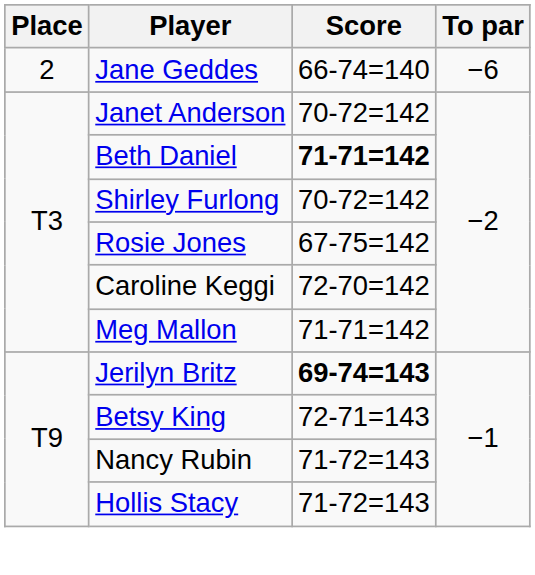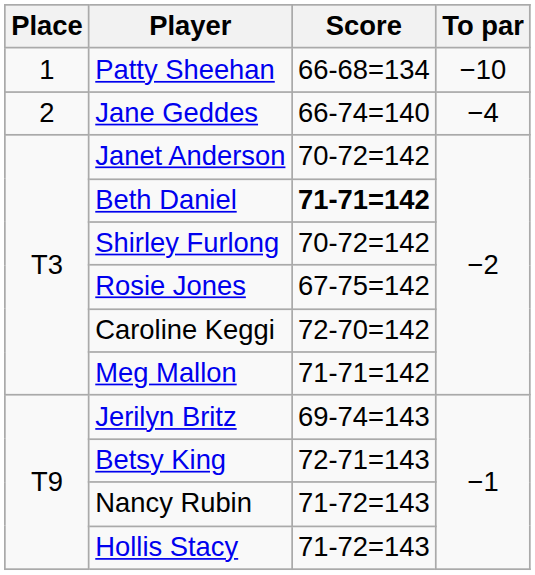+ row: (185, 69)
(483, 69) −6 -> (483, 112) −4
(364, 373) bold -> (364, 416) normal
